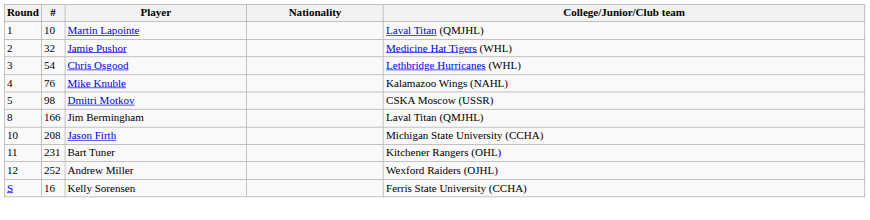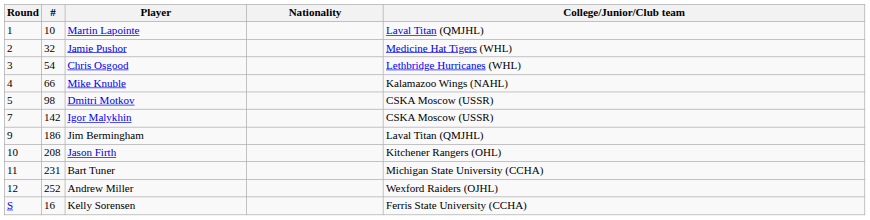(49, 83) 76 -> (49, 83) 66
+ row: (99, 118)
(10, 118) 8 -> (10, 135) 9
(52, 118) 166 -> (52, 135) 186
(465, 135) Michigan State University (CCHA) -> (444, 153) Kitchener Rangers (OHL)
(444, 153) Kitchener Rangers (OHL) -> (465, 170) Michigan State University (CCHA)
